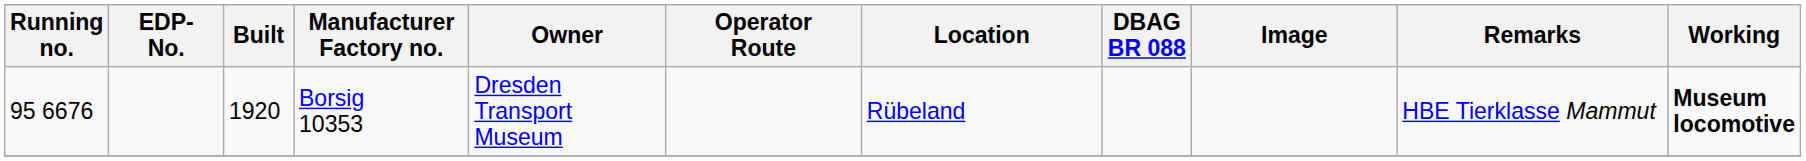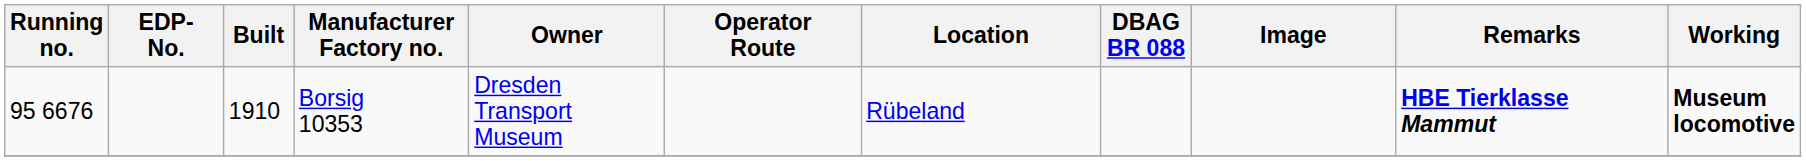(255, 111) 1920 -> (254, 111) 1910
(1529, 111) normal -> (1485, 111) bold
